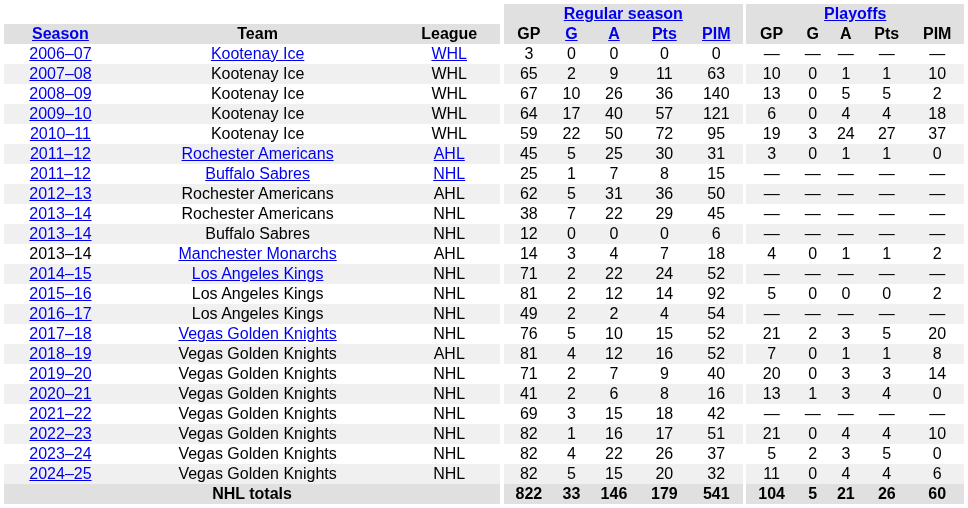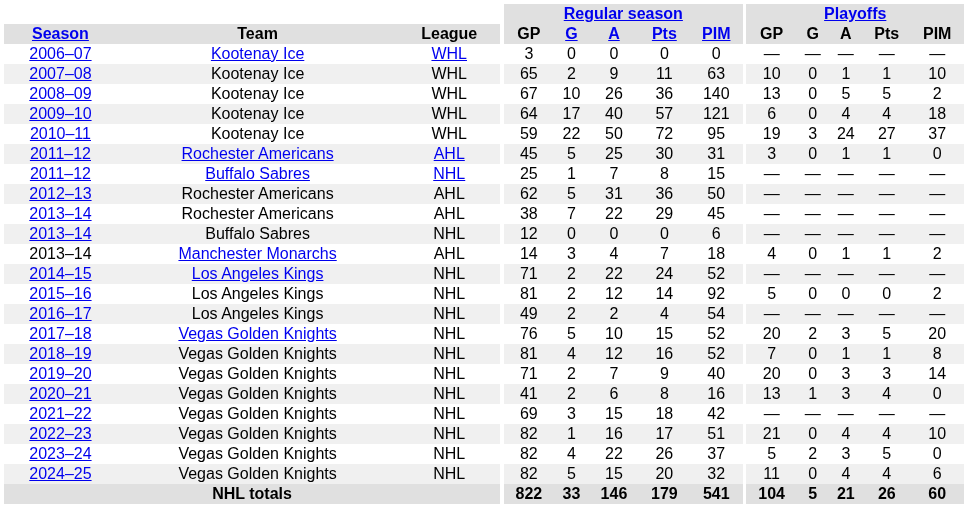(449, 214) NHL -> (449, 214) AHL
(772, 334) 21 -> (772, 334) 20
(449, 354) AHL -> (449, 354) NHL
